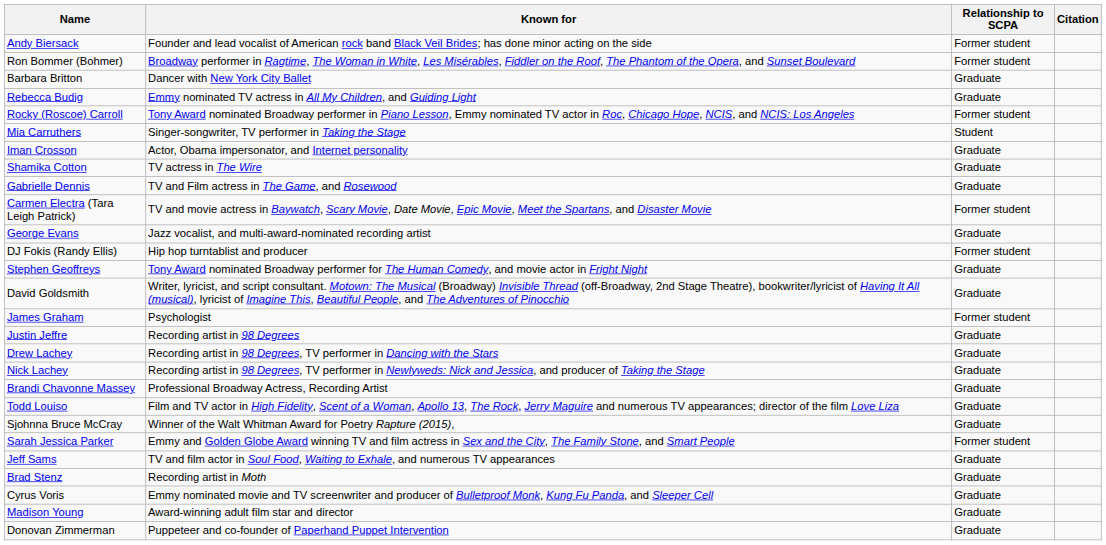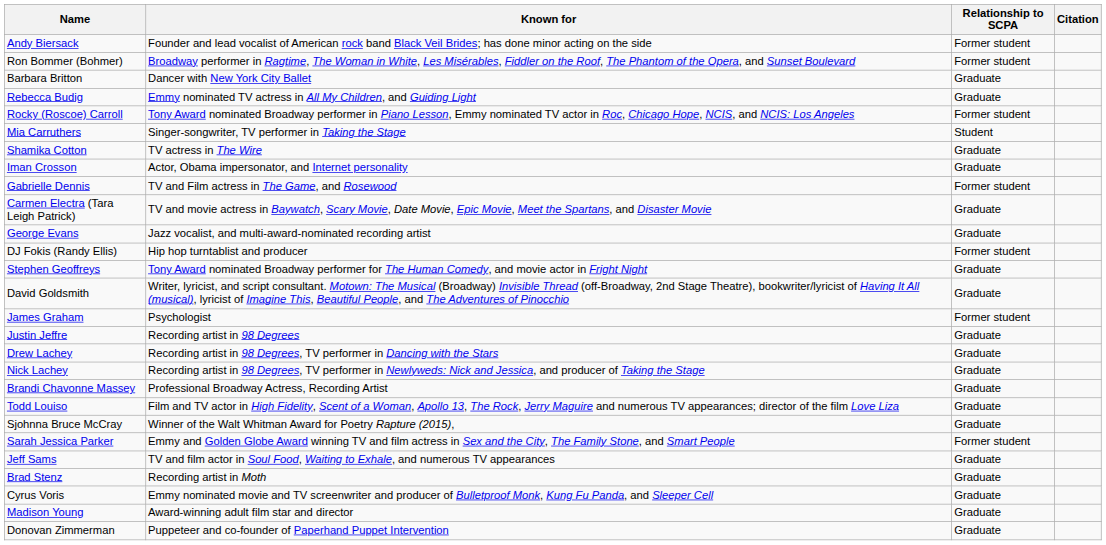rows swapped: (47, 168) <-> (42, 150)
(978, 185) Graduate -> (992, 185) Former student
(992, 209) Former student -> (978, 209) Graduate
